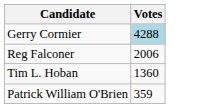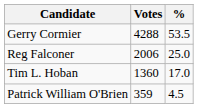+ column: (179, 14)
(146, 34) lightblue background -> (146, 34) no background
